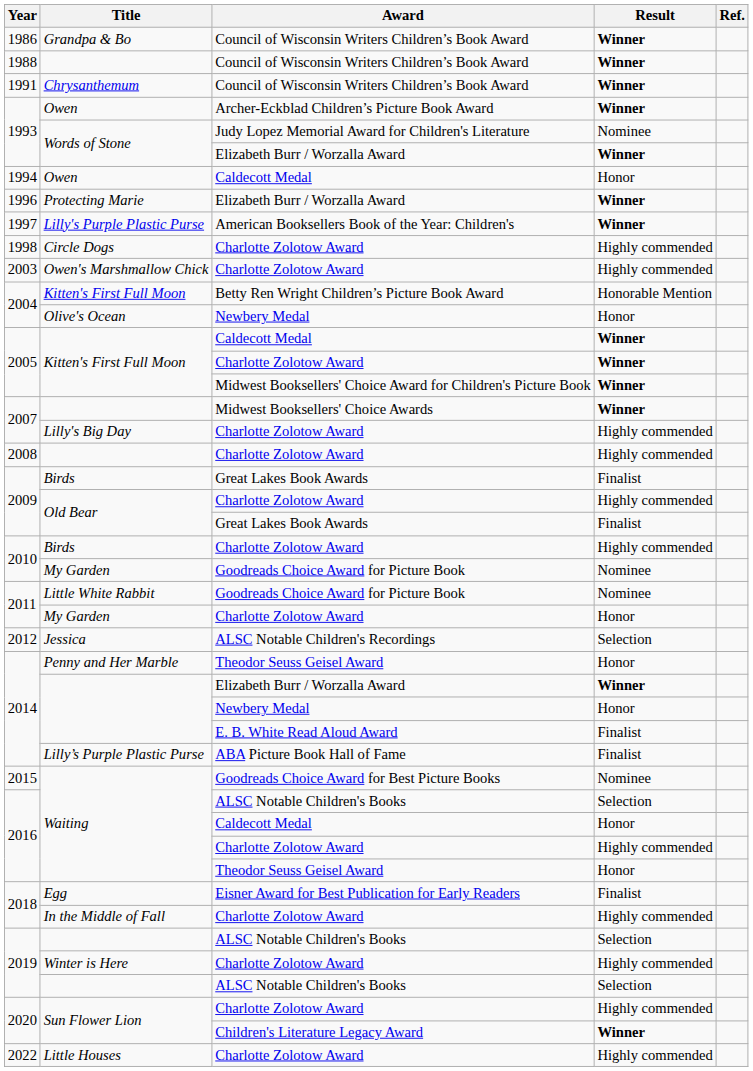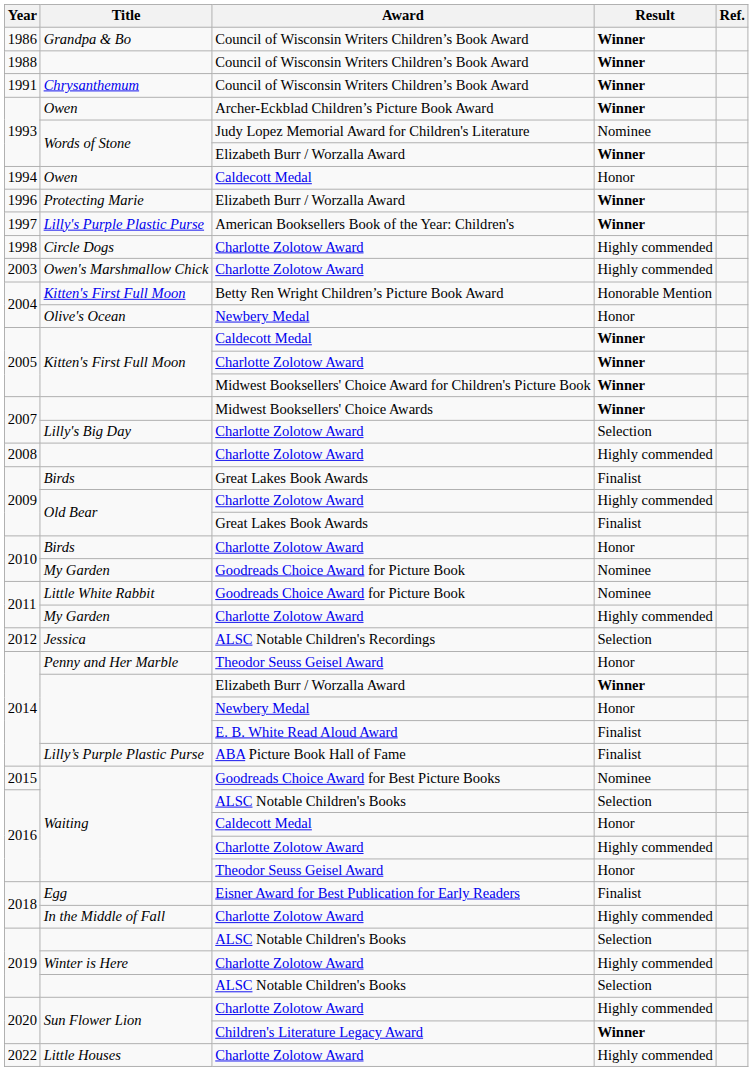(655, 431) Highly commended -> (625, 431) Selection
(655, 547) Highly commended -> (616, 547) Honor
(616, 616) Honor -> (655, 616) Highly commended
